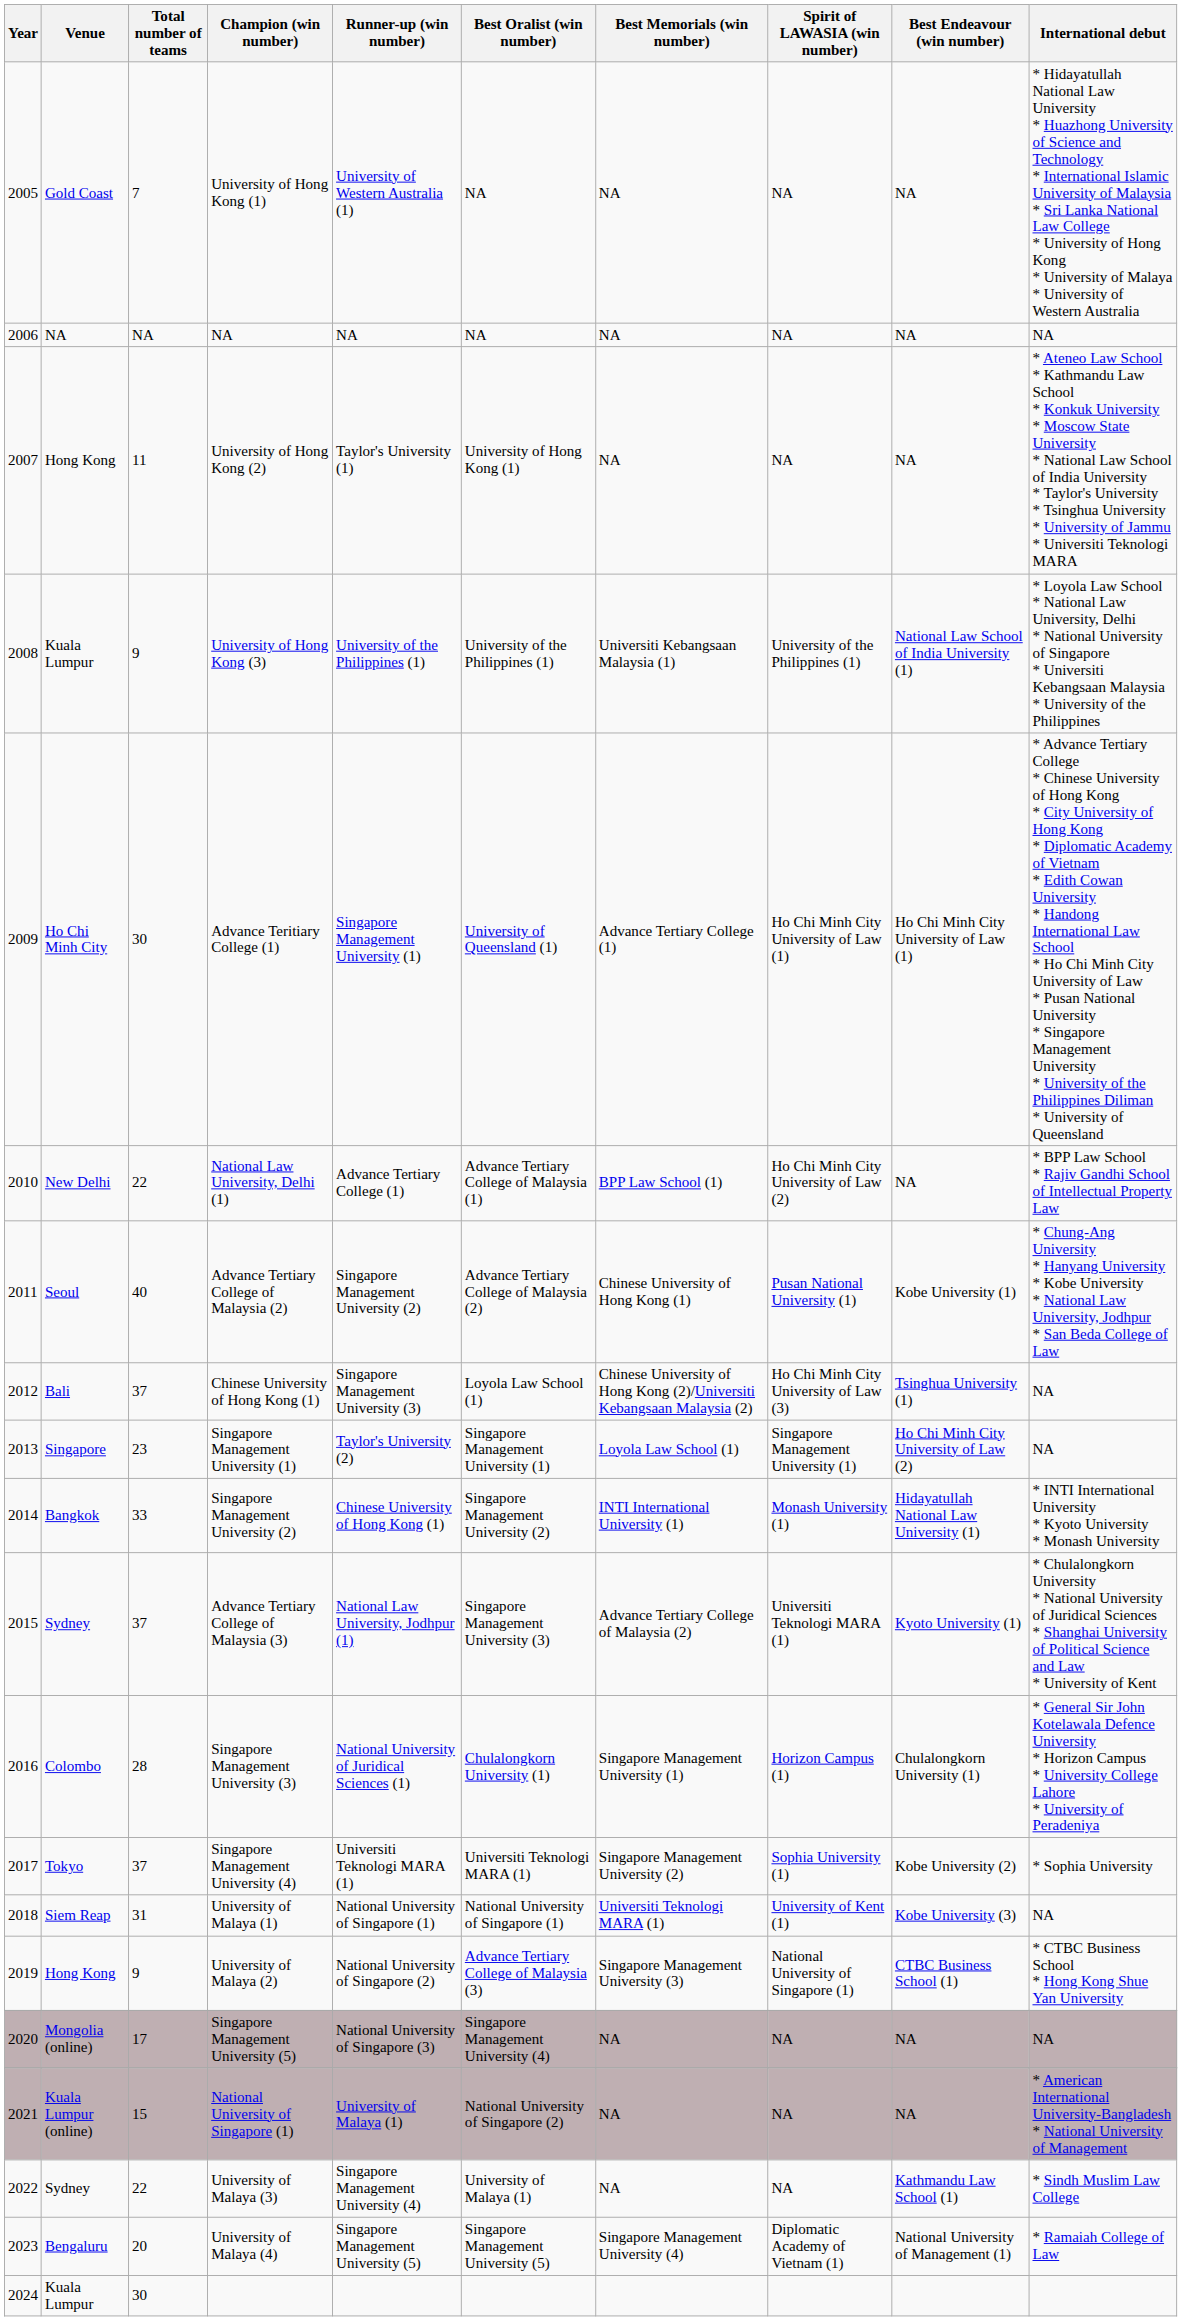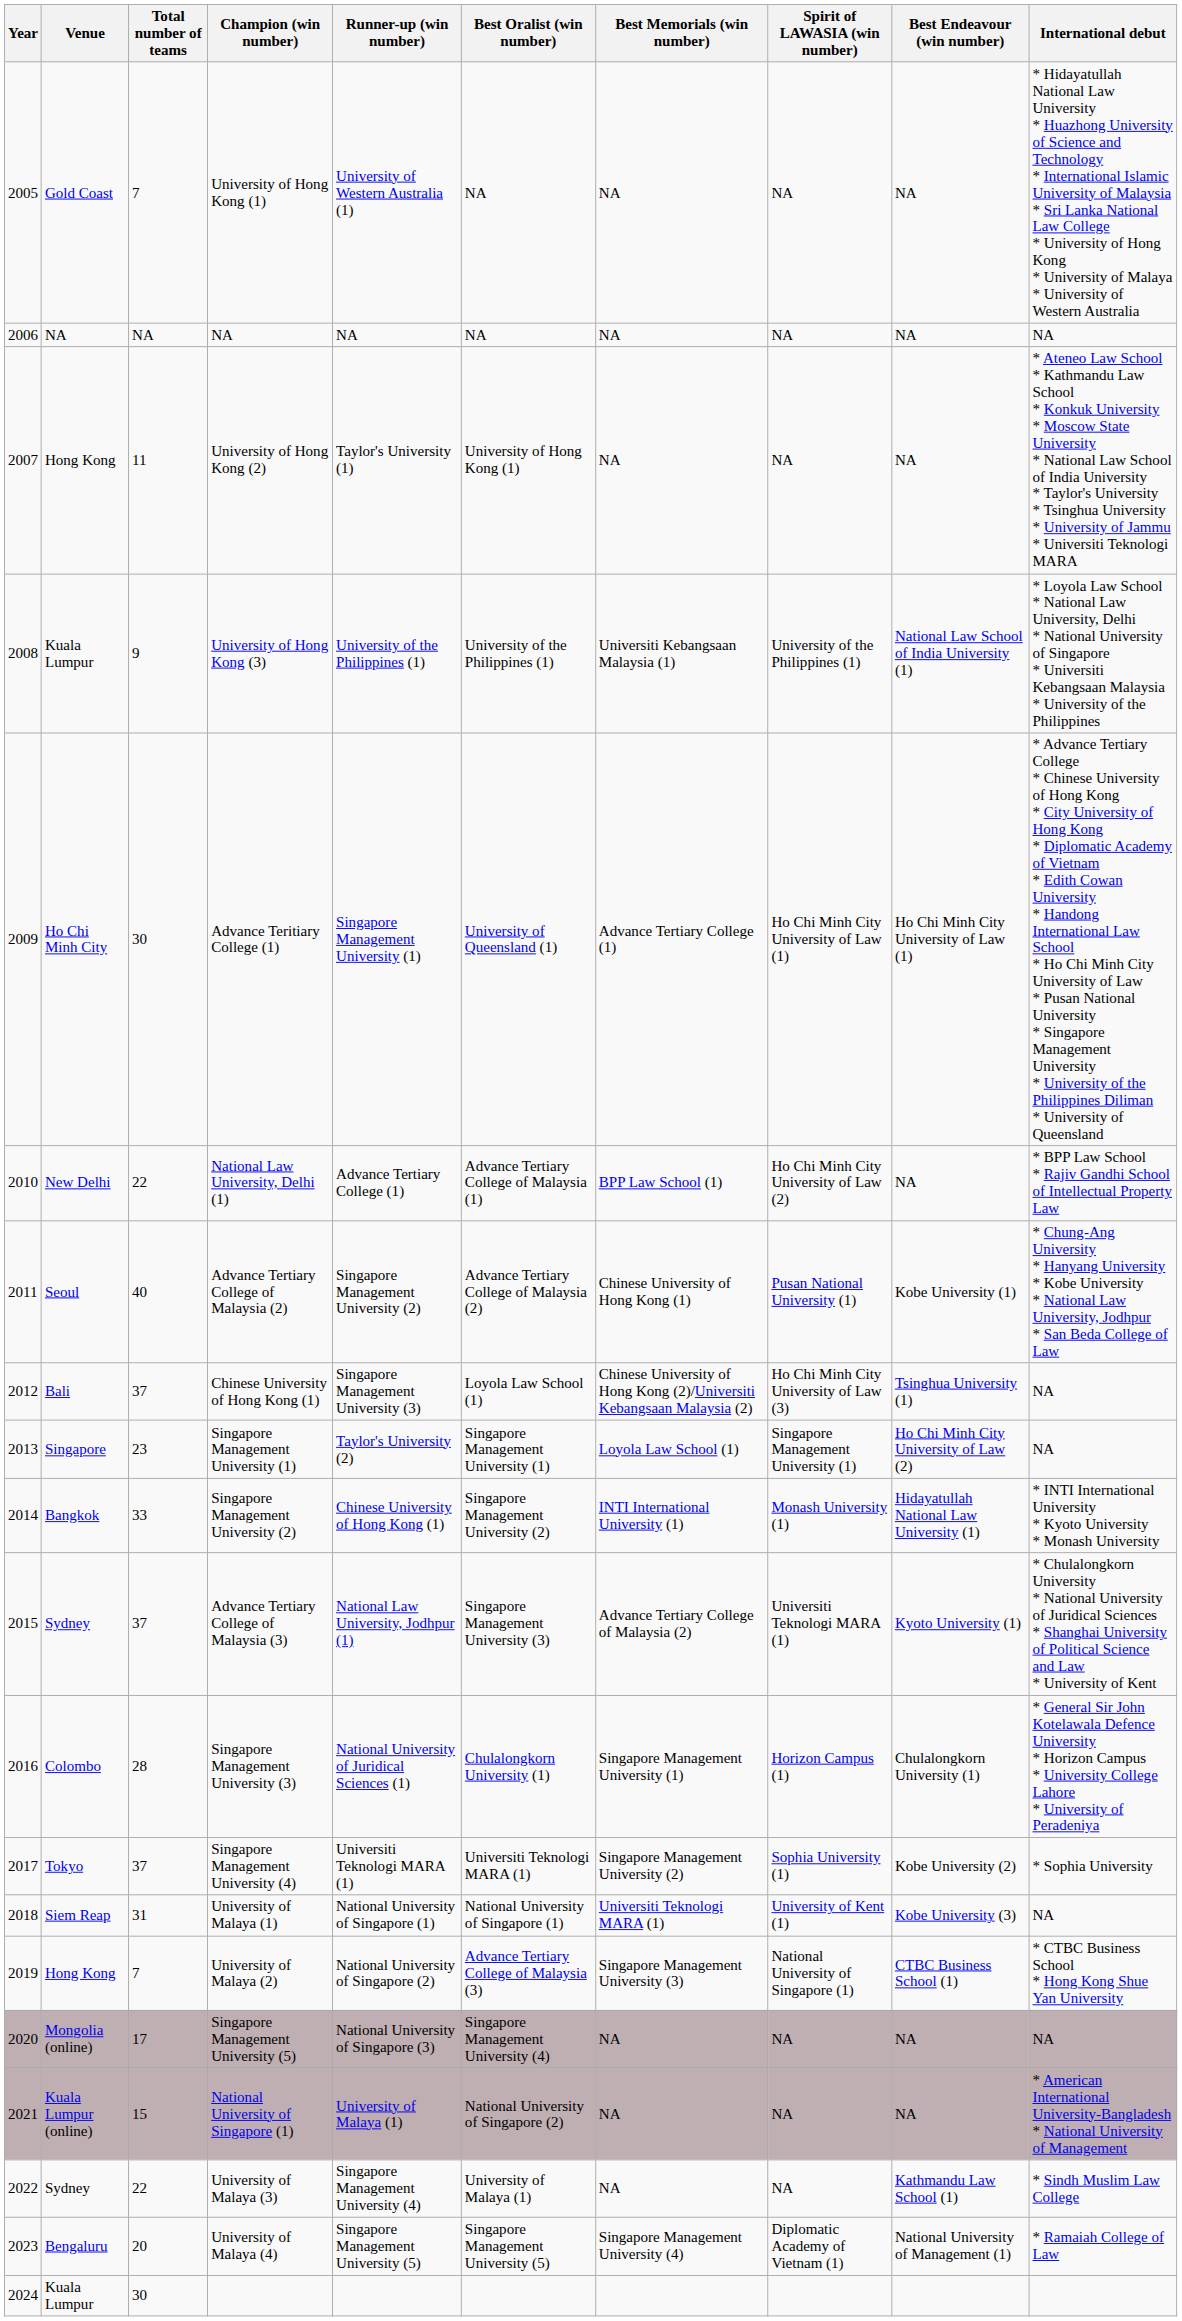(136, 1973) 9 -> (136, 1973) 7
